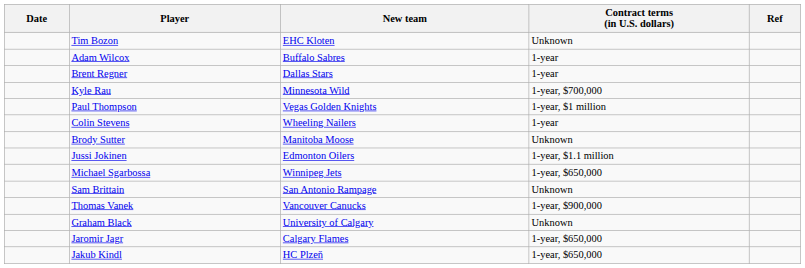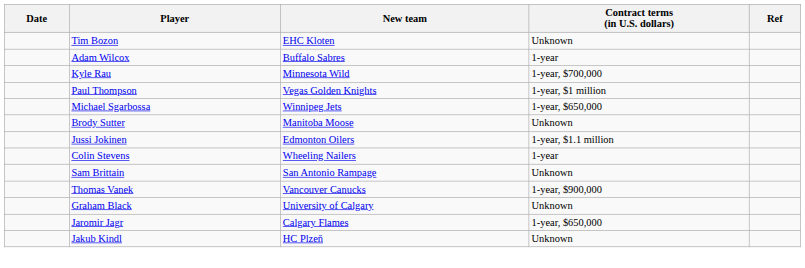- row: (99, 73)
rows swapped: (111, 172) <-> (100, 123)
(567, 255) 1-year, $650,000 -> (552, 238) Unknown
